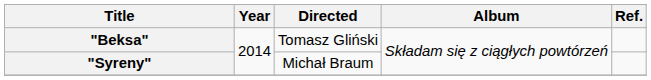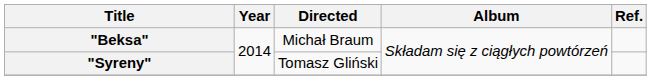(328, 39) Tomasz Gliński -> (328, 39) Michał Braum
(328, 63) Michał Braum -> (328, 63) Tomasz Gliński
